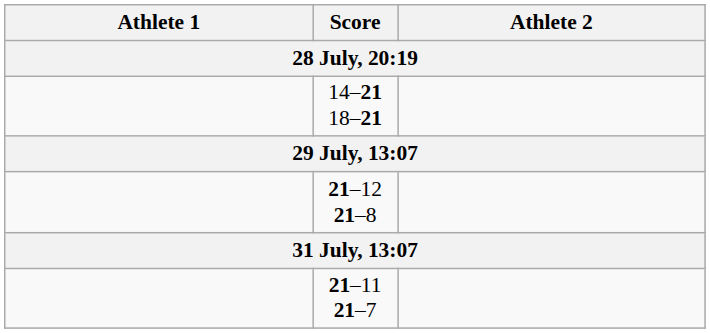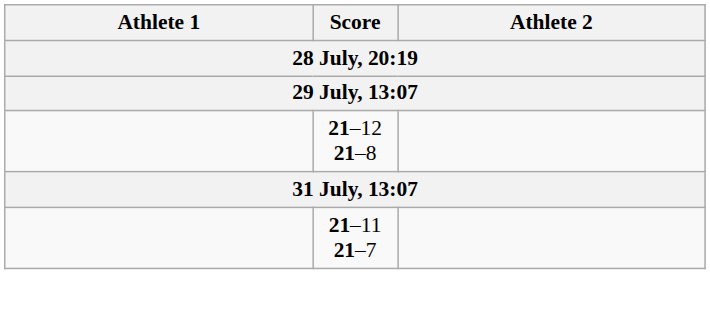- row: (355, 106)
